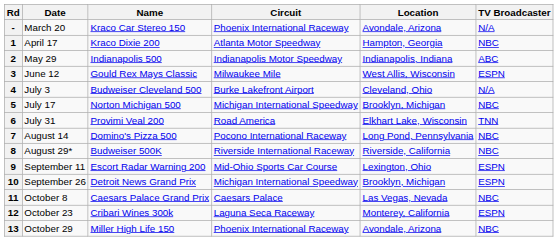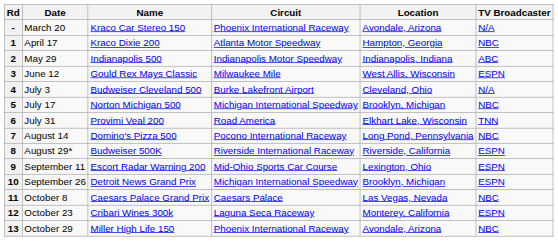(489, 151) NBC -> (492, 151) ESPN
